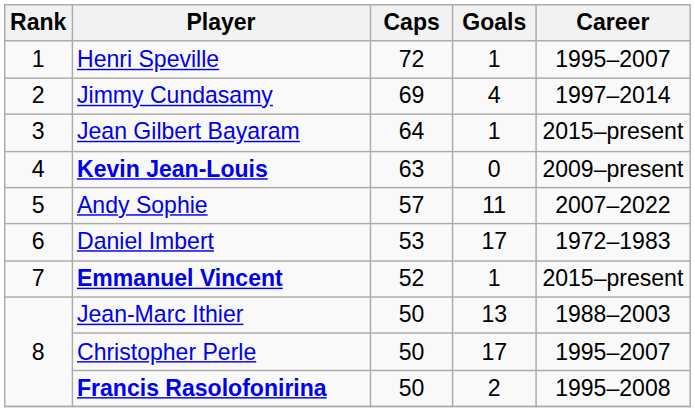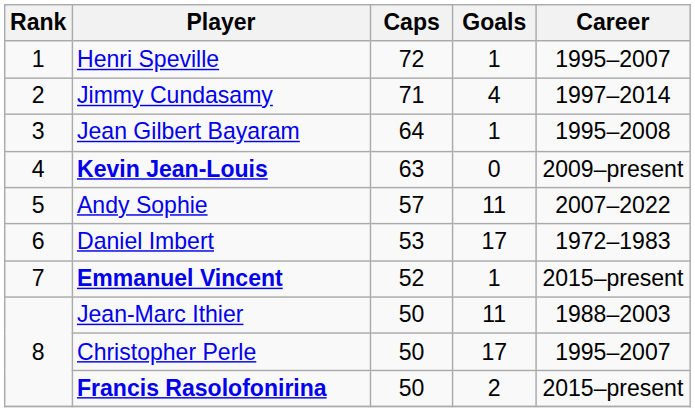(412, 95) 69 -> (412, 95) 71
(613, 132) 2015–present -> (613, 132) 1995–2008
(494, 315) 13 -> (494, 315) 11
(613, 388) 1995–2008 -> (613, 388) 2015–present
